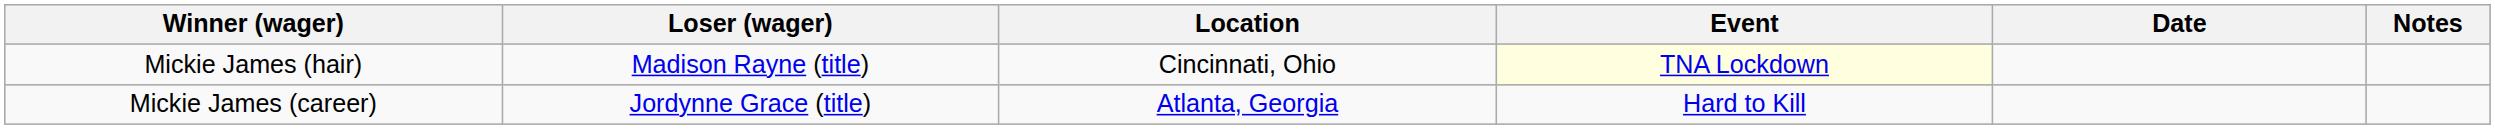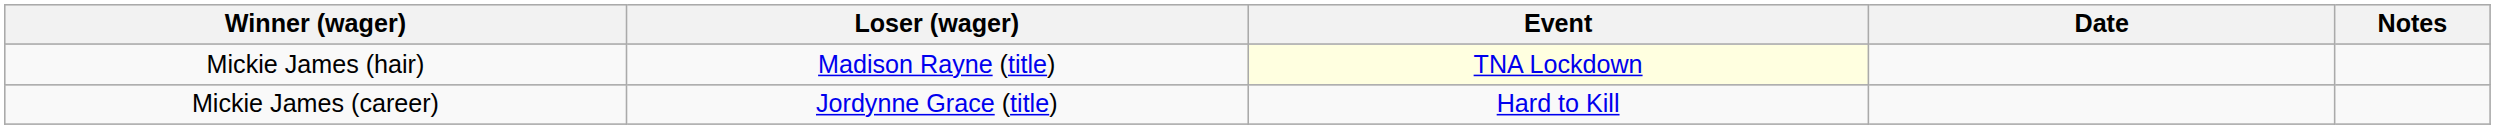- column: (1247, 24)
